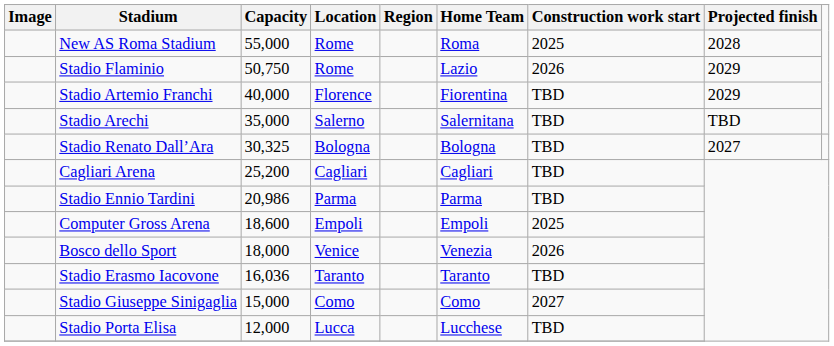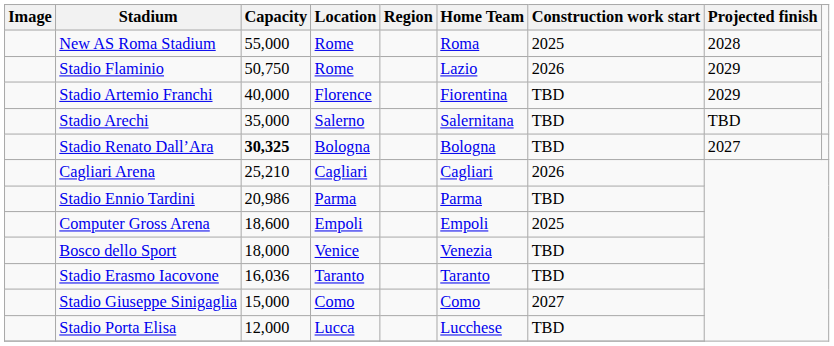(267, 146) normal -> (267, 146) bold
(267, 172) 25,200 -> (267, 172) 25,210
(548, 172) TBD -> (548, 172) 2026
(548, 250) 2026 -> (548, 250) TBD
